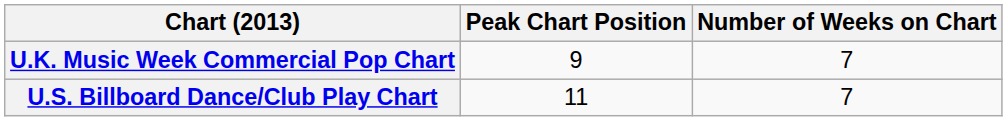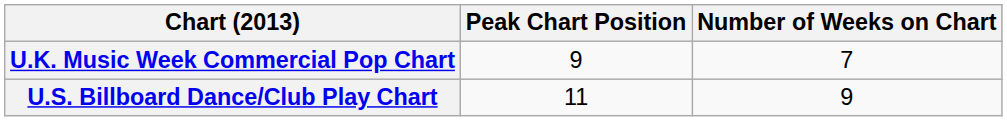(847, 97) 7 -> (847, 97) 9
